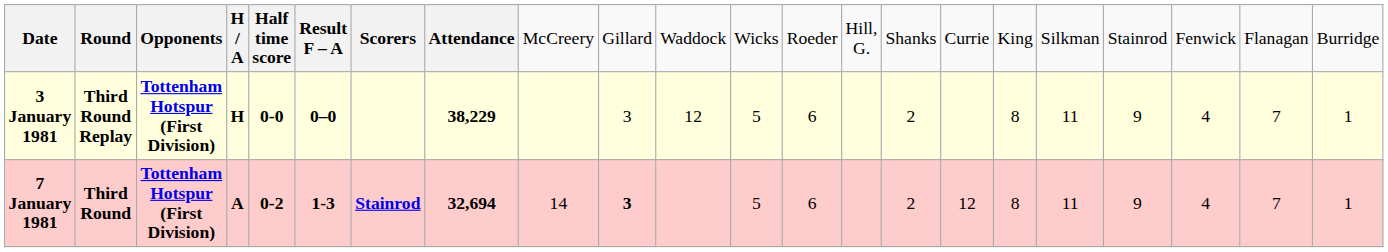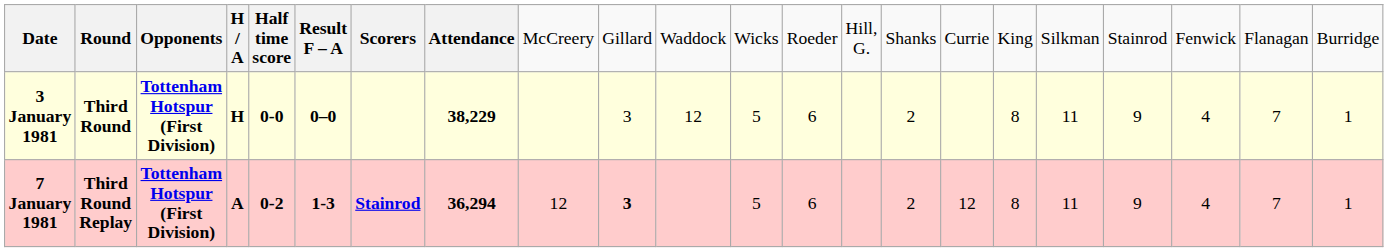(106, 115) Third Round Replay -> (106, 115) Third Round
(106, 202) Third Round -> (106, 202) Third Round Replay
(472, 202) 32,694 -> (472, 202) 36,294
(558, 202) 14 -> (558, 202) 12
